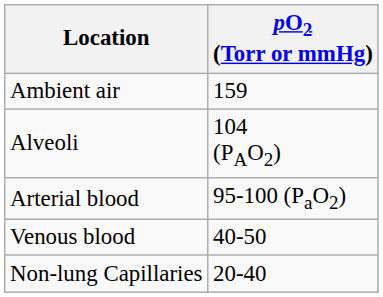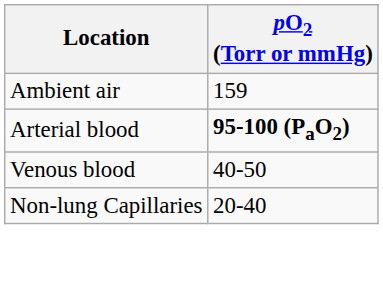- row: (44, 142)
(280, 197) normal -> (281, 129) bold
